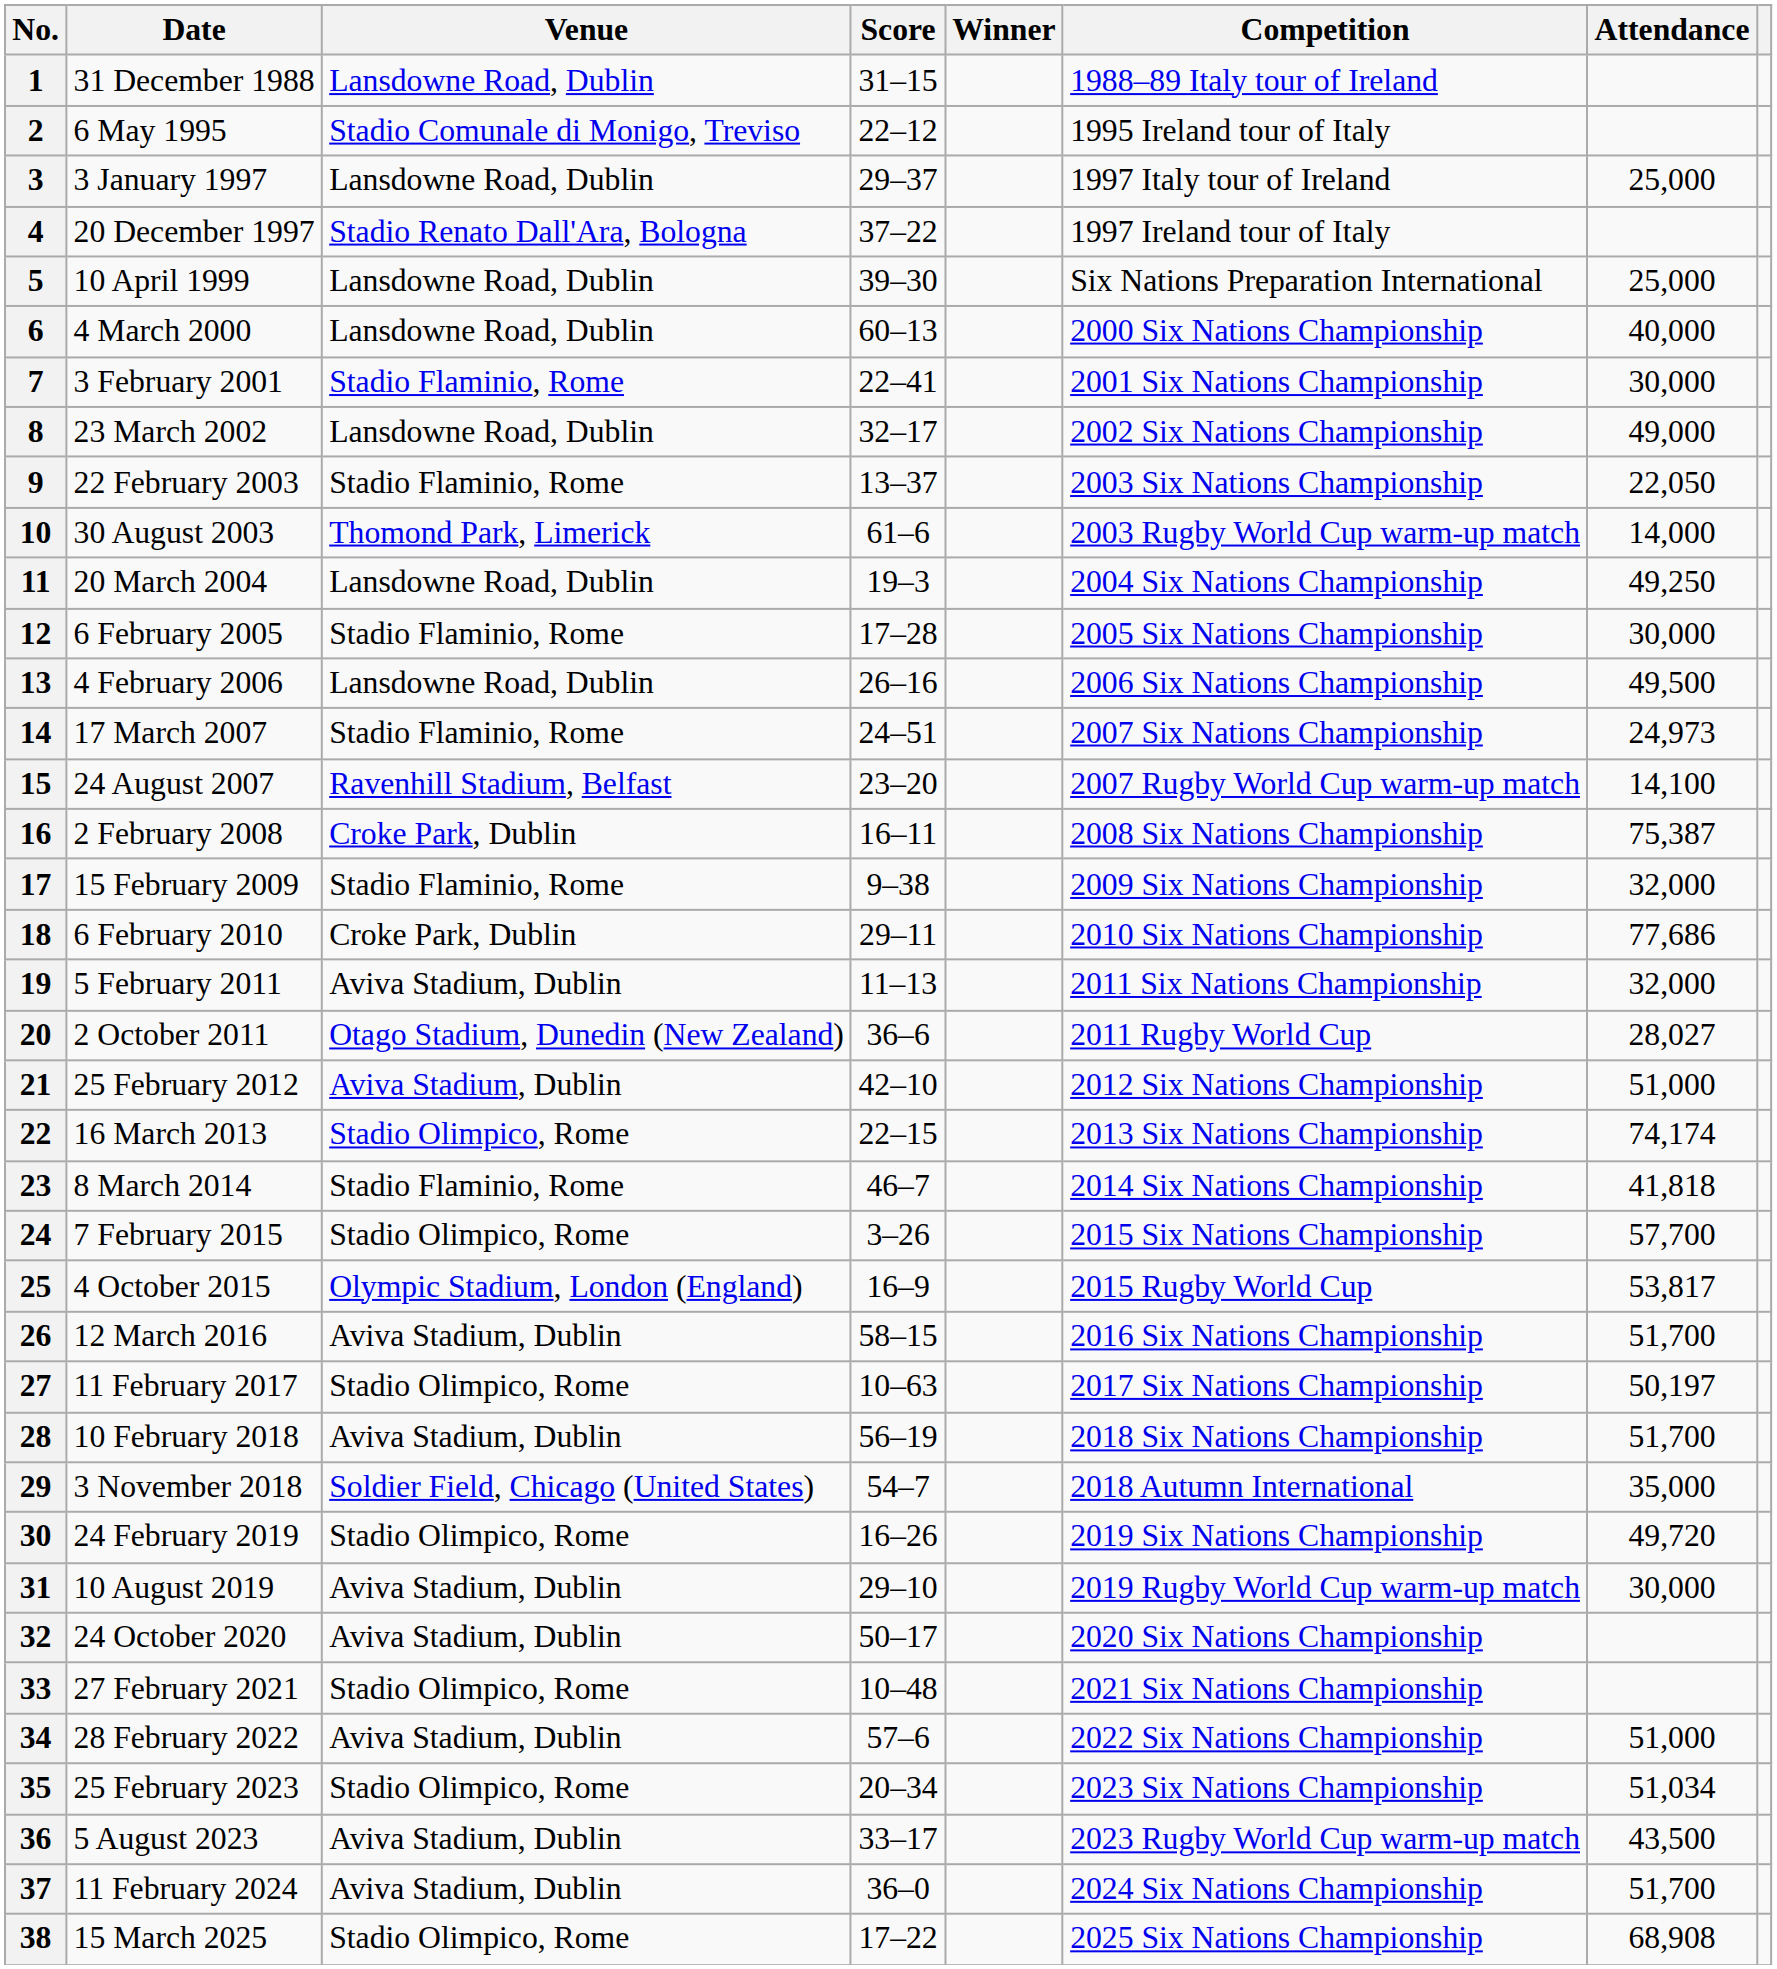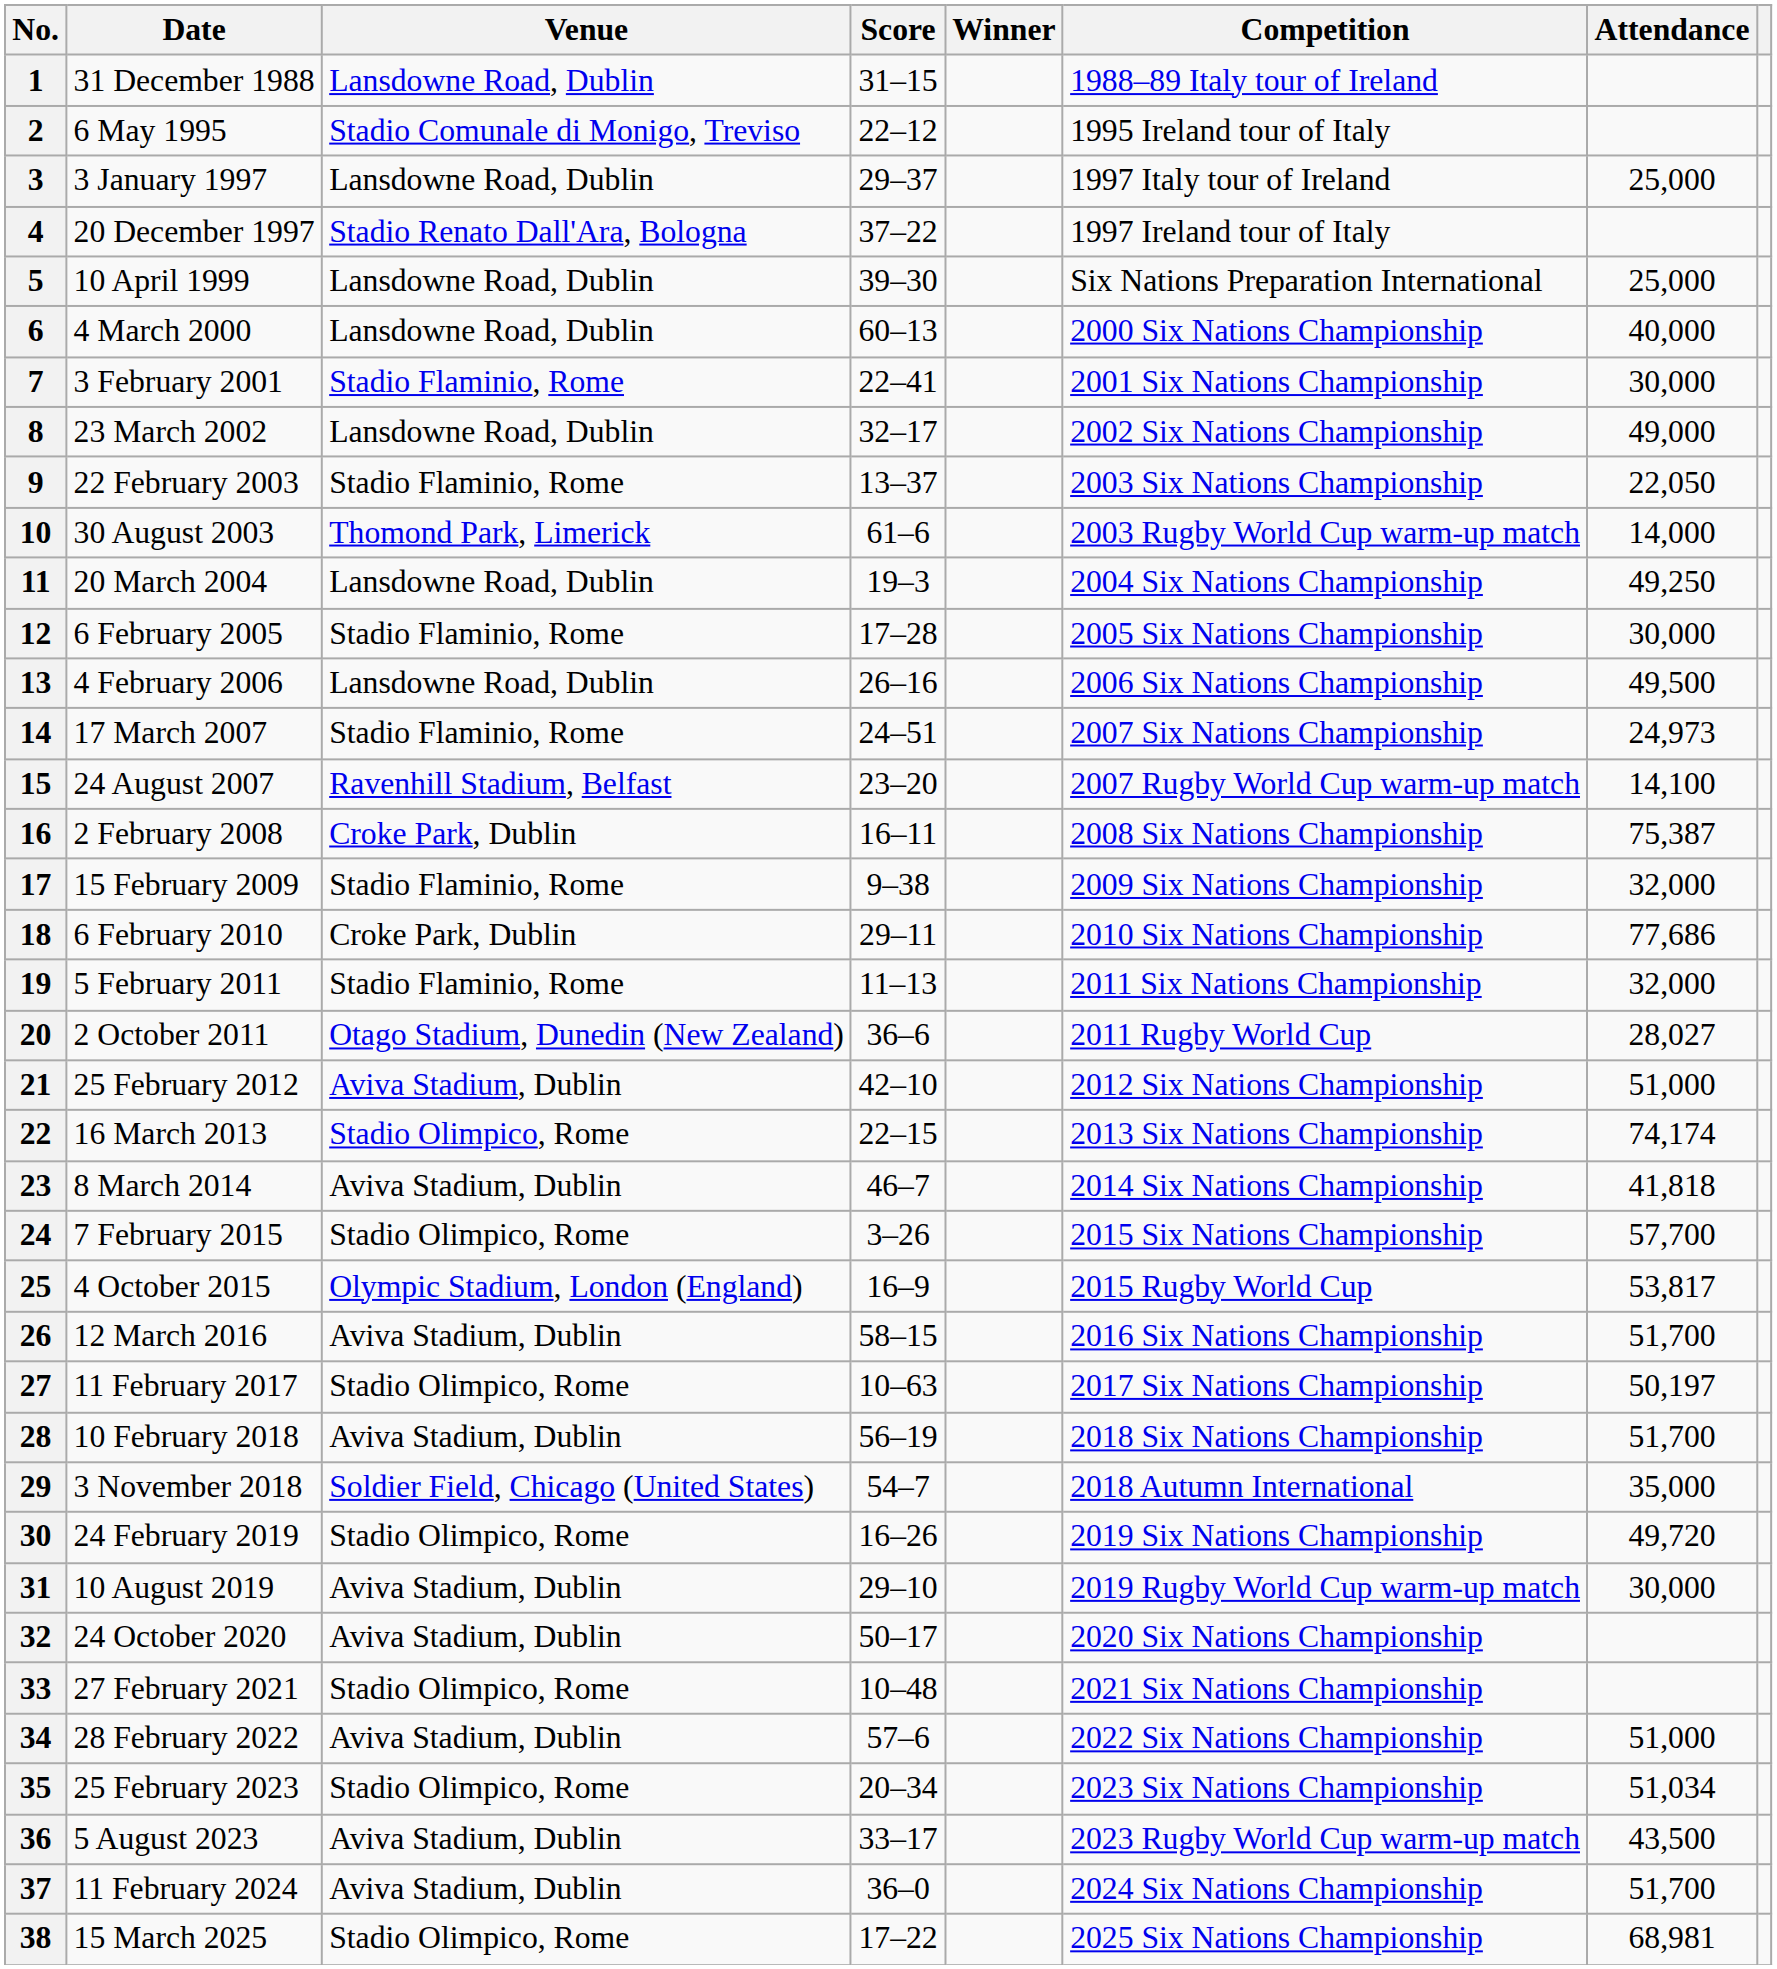(475, 984) Aviva Stadium, Dublin -> (477, 984) Stadio Flaminio, Rome
(477, 1185) Stadio Flaminio, Rome -> (475, 1185) Aviva Stadium, Dublin
(1672, 1938) 68,908 -> (1672, 1938) 68,981
